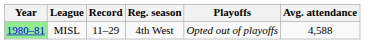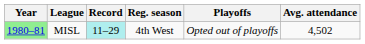(106, 30) no background -> (106, 30) paleturquoise background
(320, 30) 4,588 -> (320, 30) 4,502
